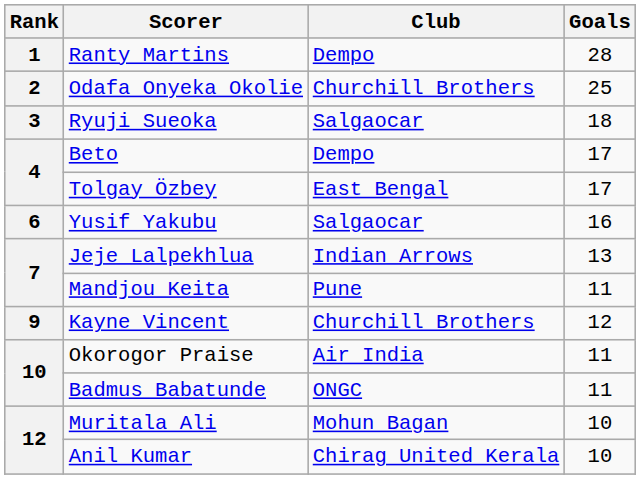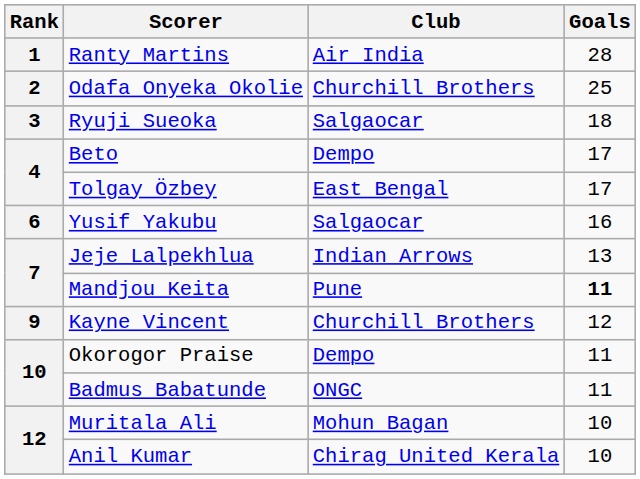(344, 55) Dempo -> (368, 55) Air India
(600, 289) normal -> (600, 289) bold
(368, 356) Air India -> (344, 356) Dempo
